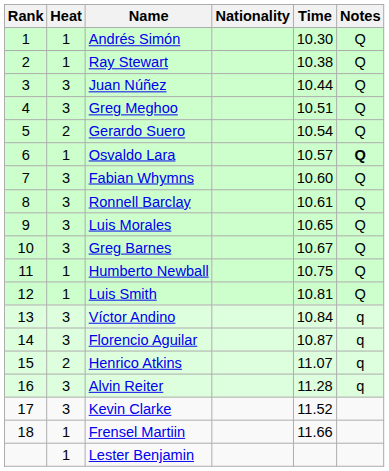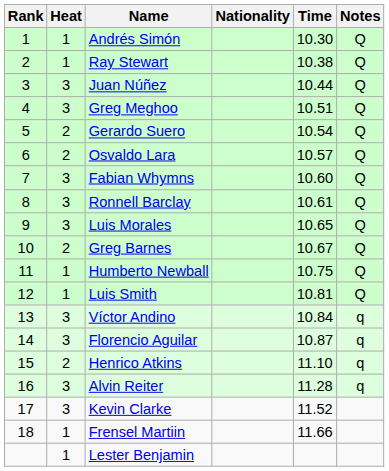(66, 155) 1 -> (66, 155) 2
(360, 155) bold -> (360, 155) normal
(66, 247) 3 -> (66, 247) 2
(315, 363) 11.07 -> (315, 363) 11.10
